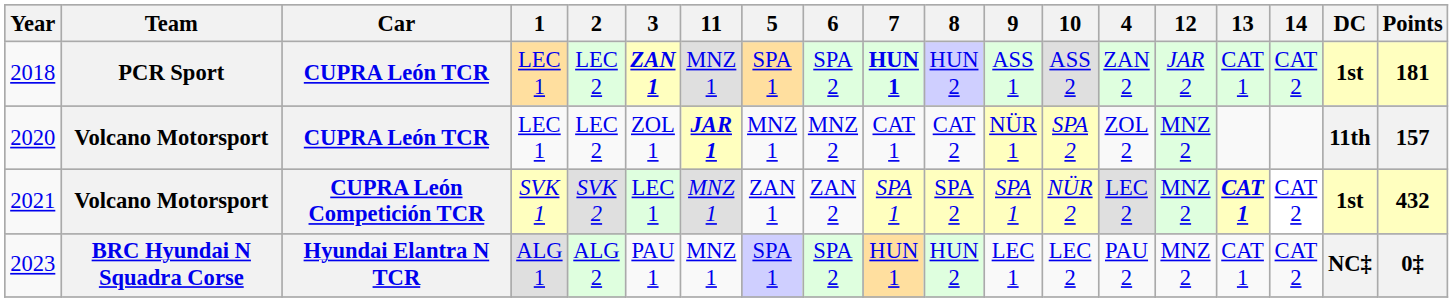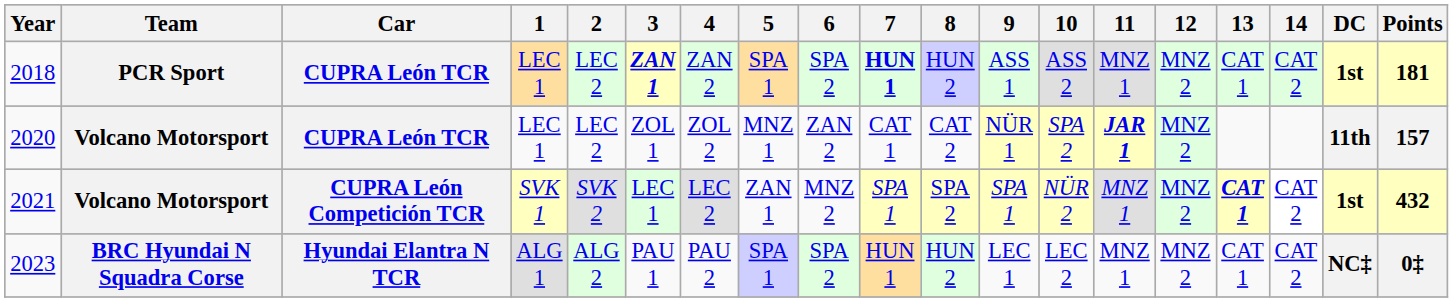columns swapped: (1127, 22) <-> (711, 22)
(1185, 73) JAR 2 -> (1185, 73) MNZ 2
(833, 137) MNZ 2 -> (829, 137) ZAN 2
(833, 200) ZAN 2 -> (829, 200) MNZ 2
